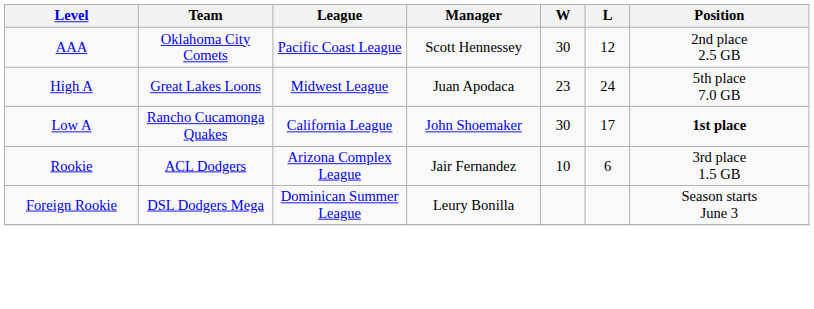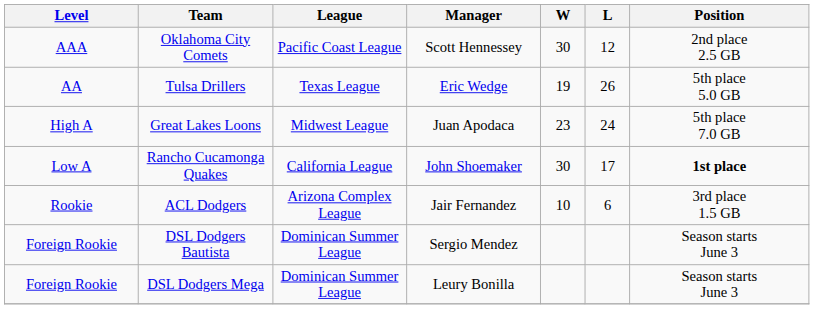+ row: (206, 86)
+ row: (206, 244)
